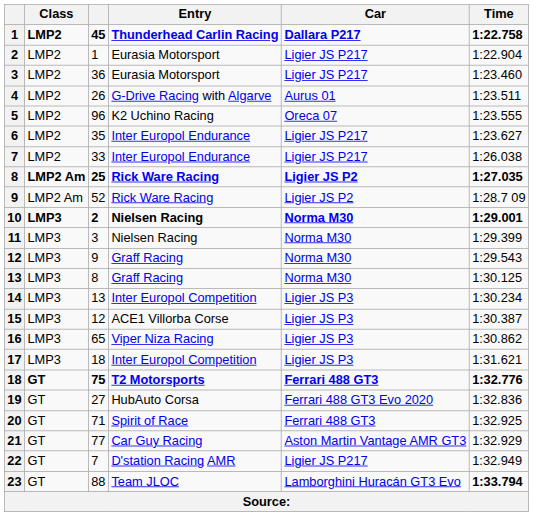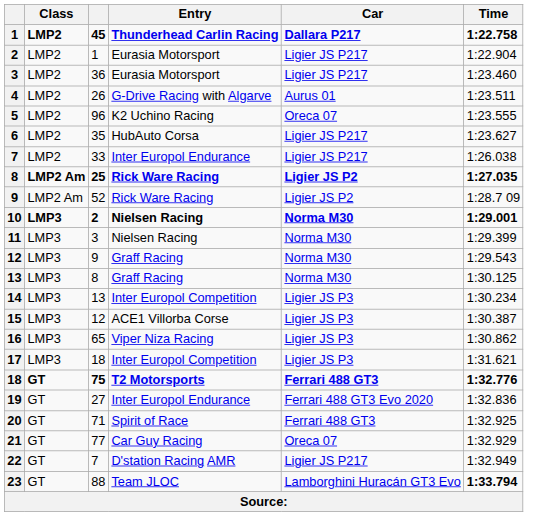(181, 136) Inter Europol Endurance -> (155, 136) HubAuto Corsa
(155, 400) HubAuto Corsa -> (181, 400) Inter Europol Endurance
(375, 440) Aston Martin Vantage AMR GT3 -> (311, 440) Oreca 07
